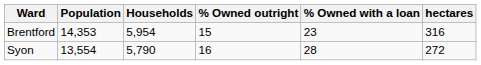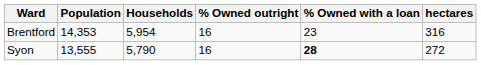(205, 32) 15 -> (205, 32) 16
(78, 50) 13,554 -> (78, 50) 13,555
(310, 50) normal -> (310, 50) bold
